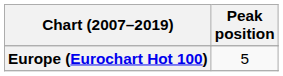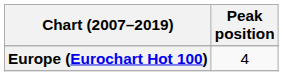(245, 58) 5 -> (245, 58) 4
